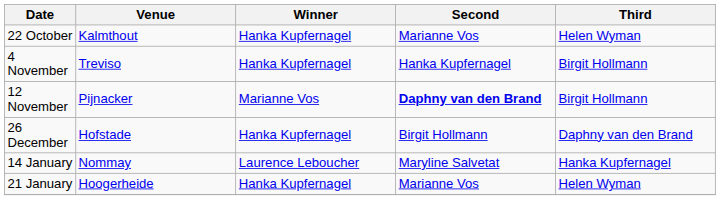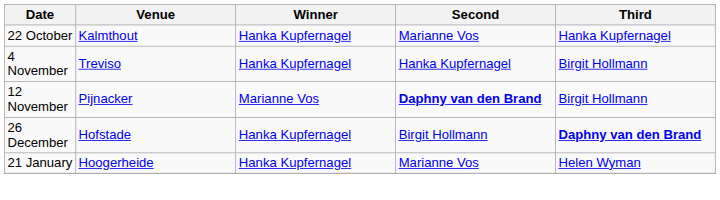(600, 35) Helen Wyman -> (615, 35) Hanka Kupfernagel
(626, 135) normal -> (630, 135) bold
- row: (40, 163)
